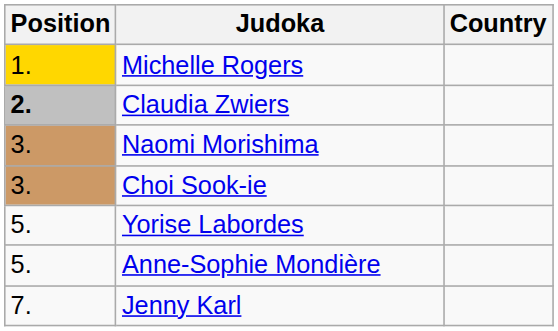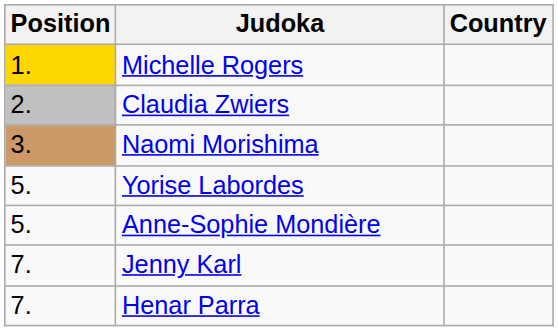(21, 104) bold -> (21, 104) normal
- row: (194, 184)
+ row: (191, 305)
